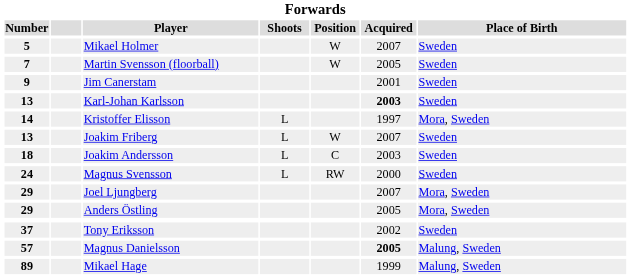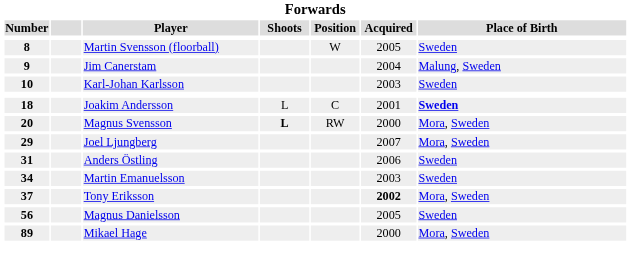- row: (121, 46)
(27, 64) 7 -> (27, 47) 8
(389, 82) 2001 -> (389, 66) 2004
(438, 82) Sweden -> (460, 66) Malung, Sweden
(27, 100) 13 -> (27, 84) 10
(389, 100) bold -> (389, 84) normal
- row: (127, 119)
- row: (121, 137)
(389, 155) 2003 -> (389, 105) 2001
(438, 155) normal -> (438, 105) bold
(27, 173) 24 -> (27, 123) 20
(285, 173) normal -> (285, 123) bold
(438, 173) Sweden -> (454, 123) Mora, Sweden
(27, 210) 29 -> (27, 160) 31
(389, 210) 2005 -> (389, 160) 2006
(454, 210) Mora, Sweden -> (438, 160) Sweden
+ row: (134, 178)
(389, 230) normal -> (389, 196) bold
(438, 230) Sweden -> (454, 196) Mora, Sweden
(27, 248) 57 -> (27, 214) 56
(389, 248) bold -> (389, 214) normal
(460, 248) Malung, Sweden -> (438, 214) Sweden
(389, 266) 1999 -> (389, 233) 2000
(460, 266) Malung, Sweden -> (454, 233) Mora, Sweden
